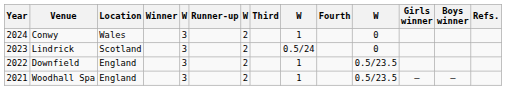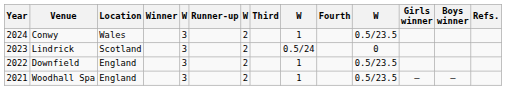(376, 36) 0 -> (376, 36) 0.5/23.5
